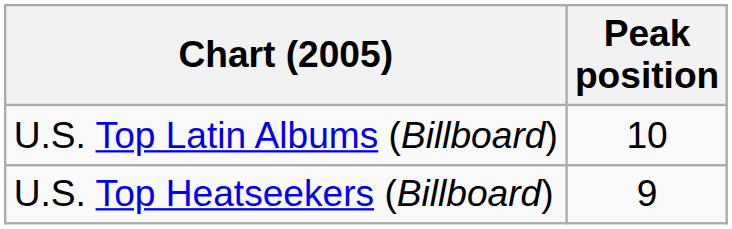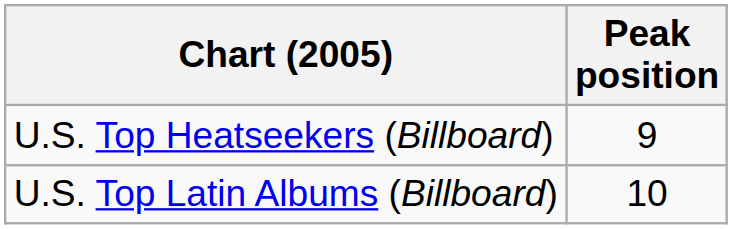rows swapped: (286, 134) <-> (284, 193)
